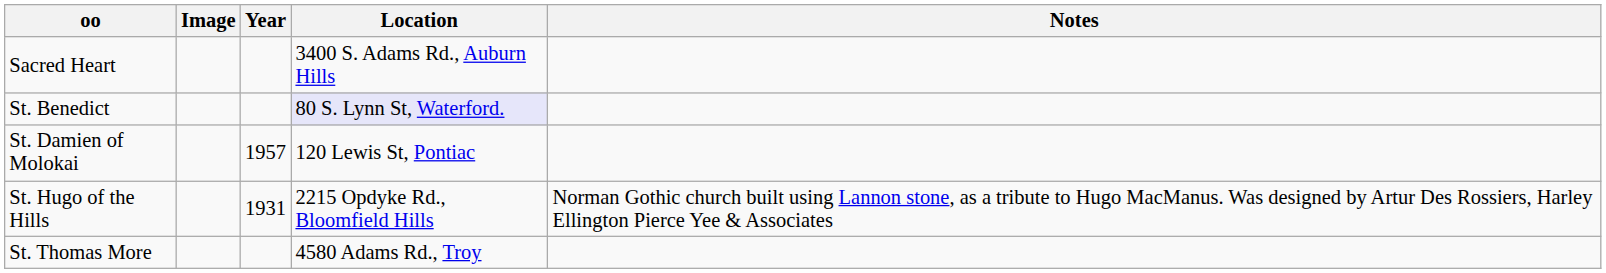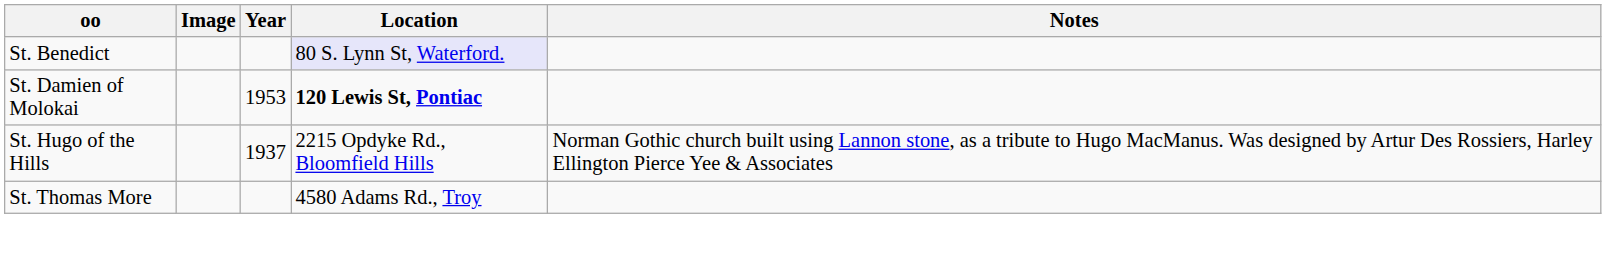- row: (63, 64)
(266, 152) 1957 -> (266, 97) 1953
(385, 152) normal -> (389, 97) bold
(266, 208) 1931 -> (266, 152) 1937
